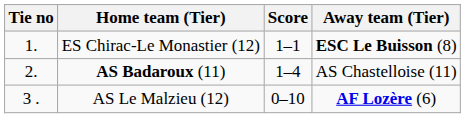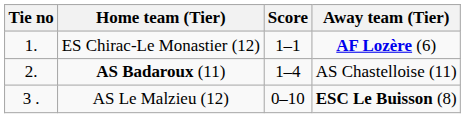(386, 44) ESC Le Buisson (8) -> (386, 44) AF Lozère (6)
(386, 98) AF Lozère (6) -> (386, 98) ESC Le Buisson (8)
